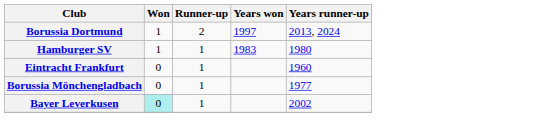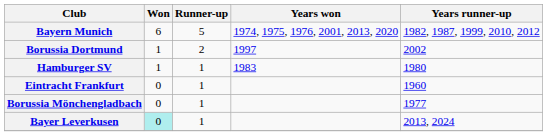+ row: (74, 31)
(314, 31) 2013, 2024 -> (415, 49) 2002
(300, 103) 2002 -> (429, 121) 2013, 2024
